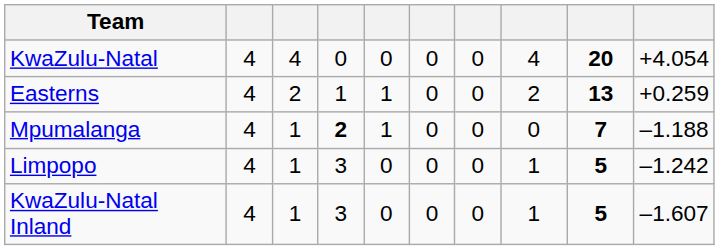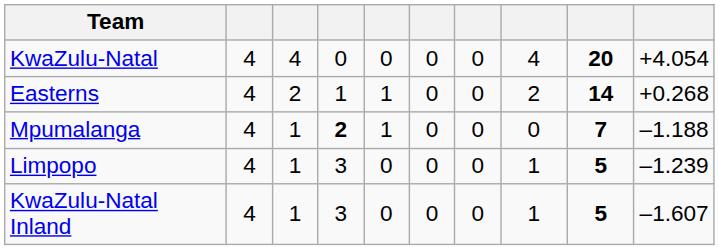(601, 93) 13 -> (601, 93) 14
(674, 93) +0.259 -> (674, 93) +0.268
(674, 165) –1.242 -> (674, 165) –1.239
